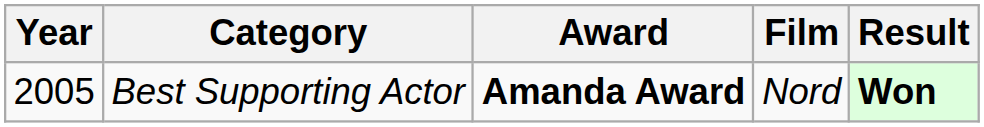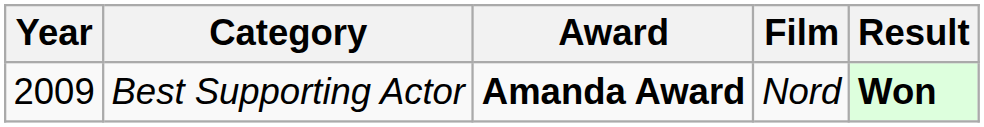(54, 91) 2005 -> (54, 91) 2009
